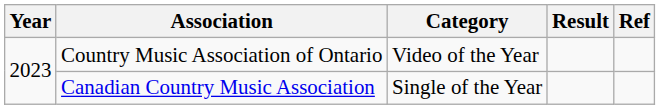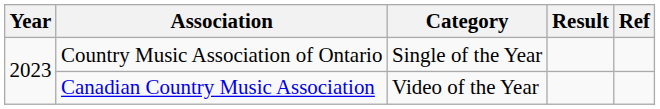(465, 54) Video of the Year -> (467, 54) Single of the Year
(467, 87) Single of the Year -> (465, 87) Video of the Year
